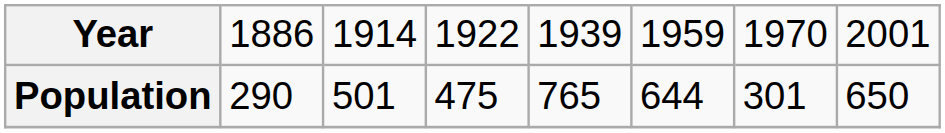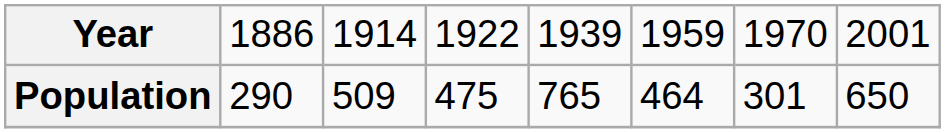(364, 95) 501 -> (364, 95) 509
(672, 95) 644 -> (672, 95) 464
